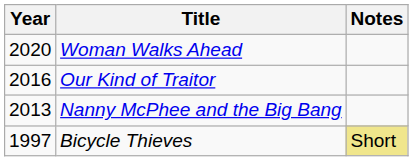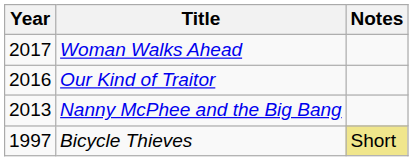(30, 49) 2020 -> (30, 49) 2017
